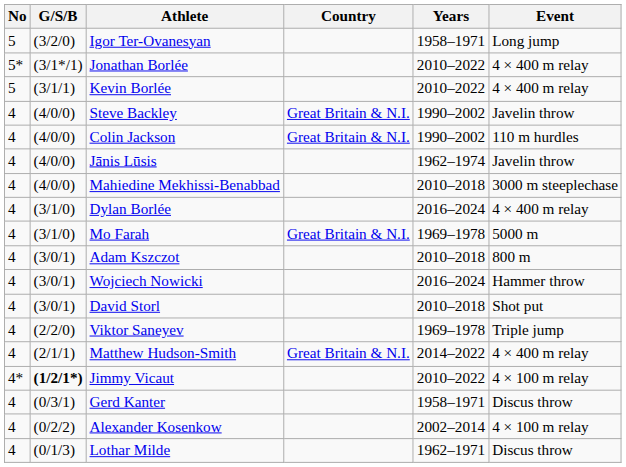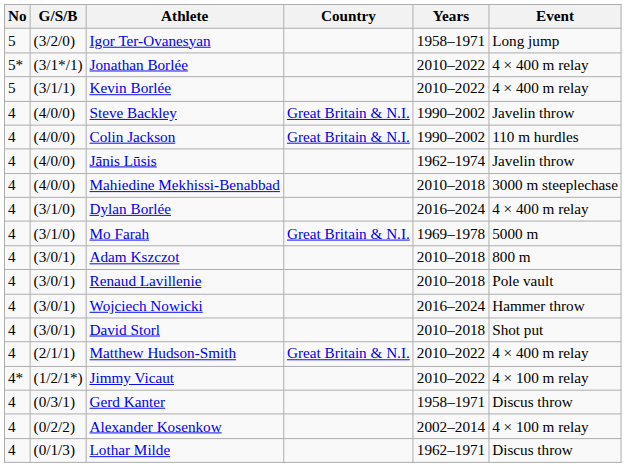+ row: (145, 281)
- row: (137, 329)
(451, 354) 2014–2022 -> (451, 354) 2010–2022
(58, 378) bold -> (58, 378) normal
